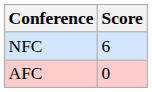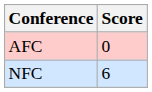rows swapped: (26, 73) <-> (26, 45)
